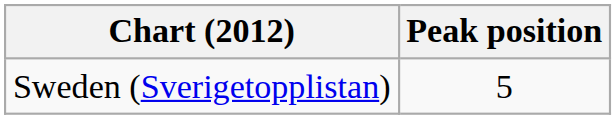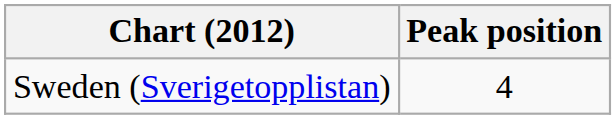(504, 85) 5 -> (504, 85) 4
